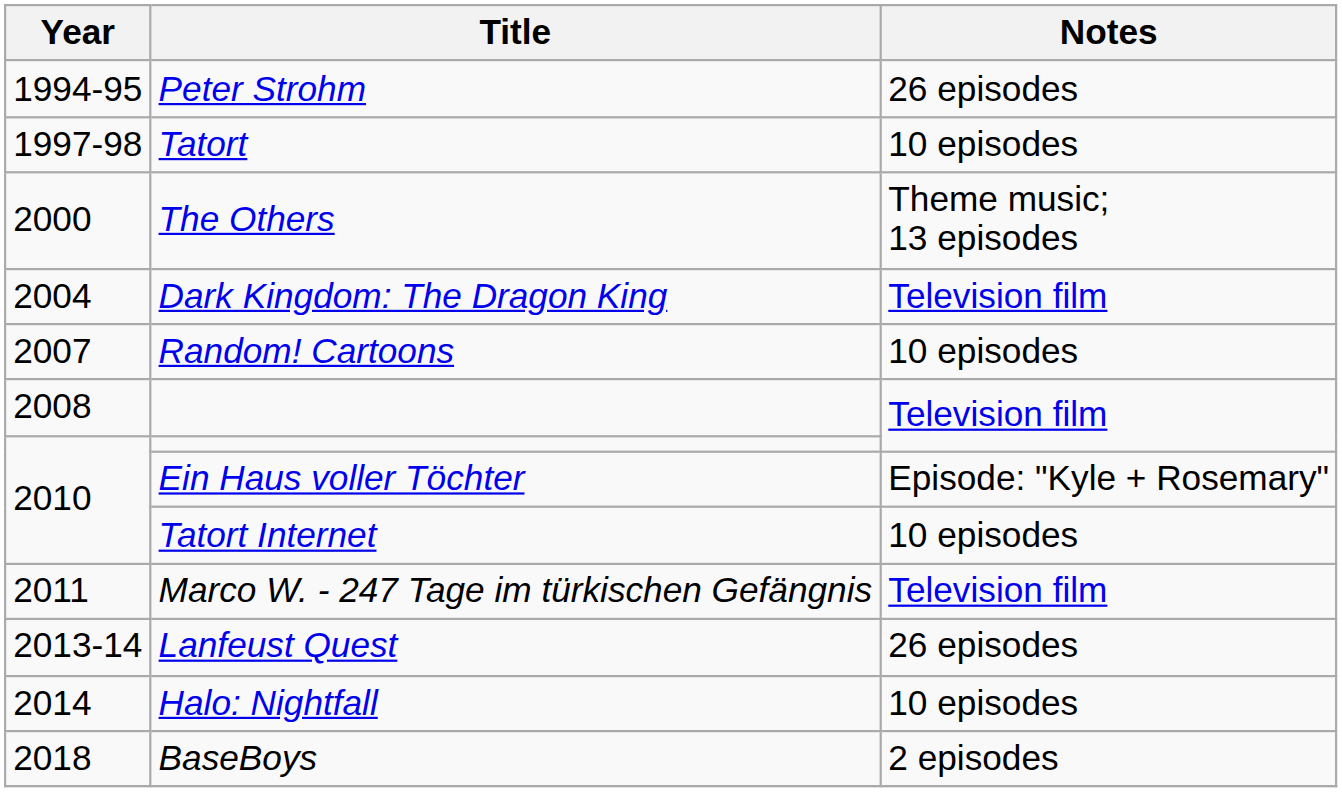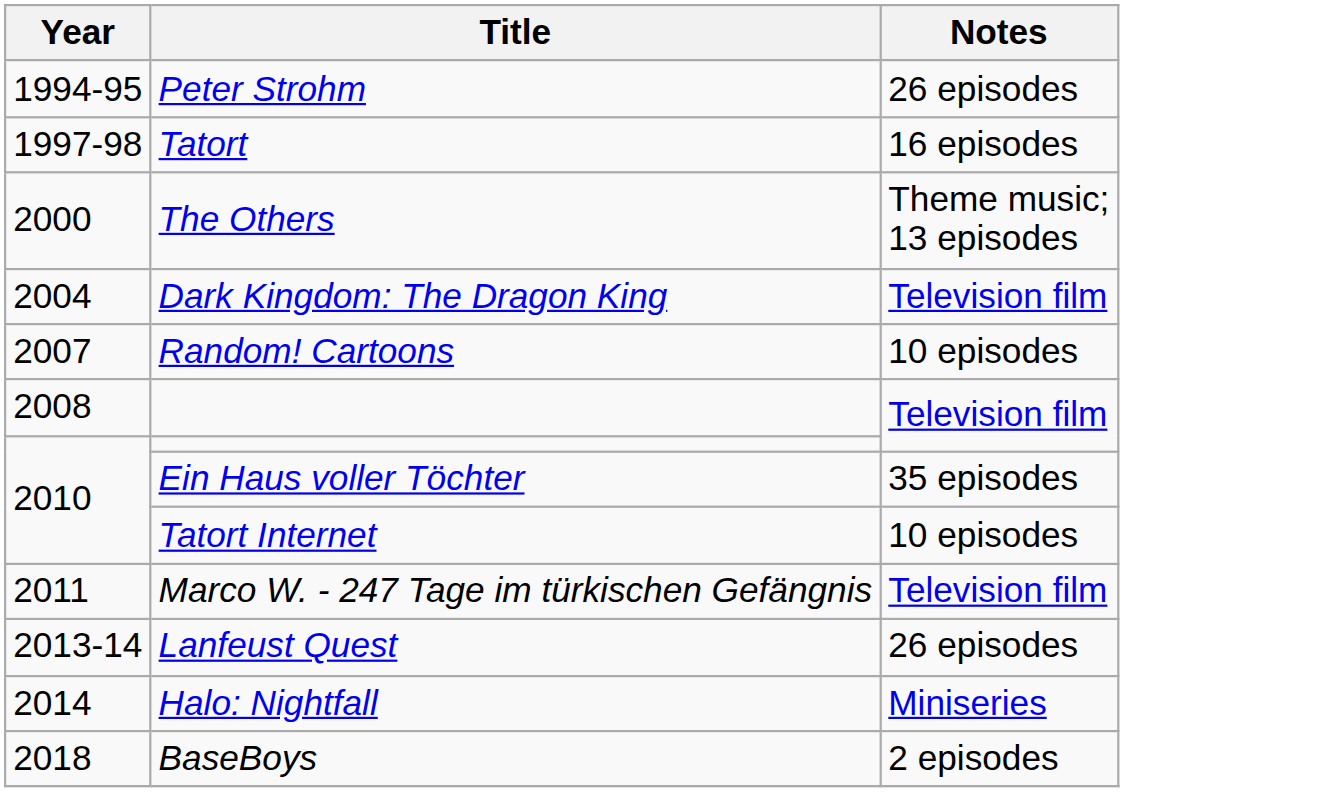(983, 144) 10 episodes -> (983, 144) 16 episodes
(1109, 479) Episode: "Kyle + Rosemary" -> (983, 479) 35 episodes
(983, 702) 10 episodes -> (968, 702) Miniseries
